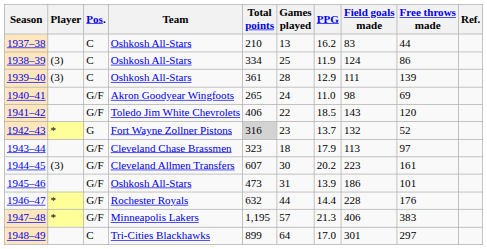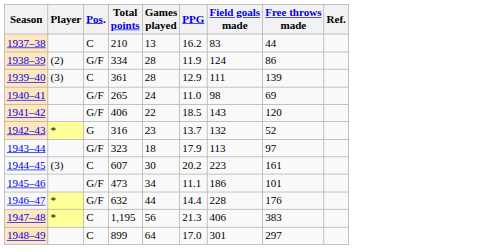- column: (175, 19)
(57, 60) (3) -> (57, 60) (2)
(90, 60) C -> (95, 60) G/F
(285, 60) 25 -> (150, 60) 28
(253, 130) lightgrey background -> (119, 130) no background
(95, 165) G/F -> (90, 165) C
(285, 183) 31 -> (150, 183) 34
(326, 183) 13.9 -> (192, 183) 11.1
(95, 218) G/F -> (90, 218) C
(285, 218) 57 -> (150, 218) 56
